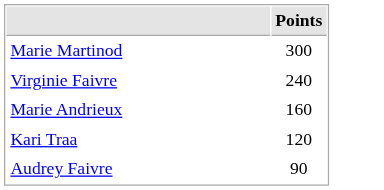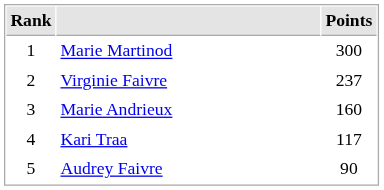+ column: (31, 20)
(299, 80) 240 -> (349, 80) 237
(299, 139) 120 -> (349, 139) 117
